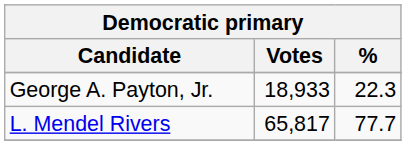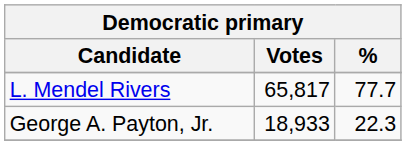rows swapped: (90, 124) <-> (111, 90)
